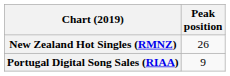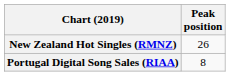(203, 62) 9 -> (203, 62) 8
